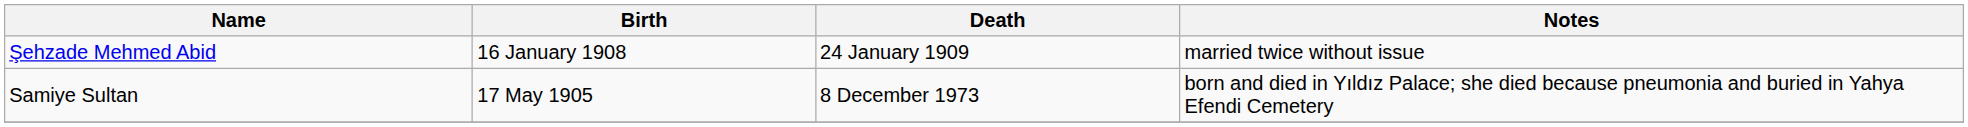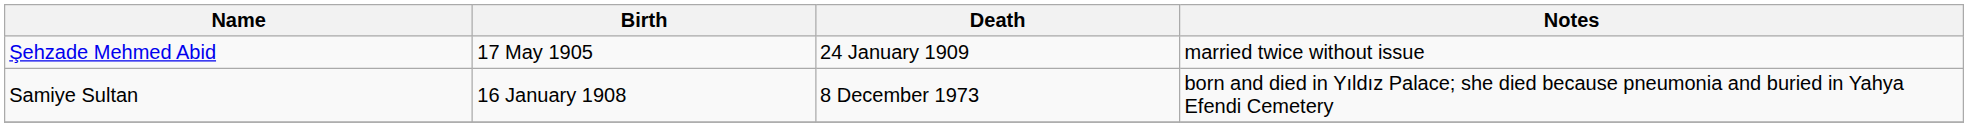(552, 52) 16 January 1908 -> (535, 52) 17 May 1905
(535, 95) 17 May 1905 -> (552, 95) 16 January 1908
